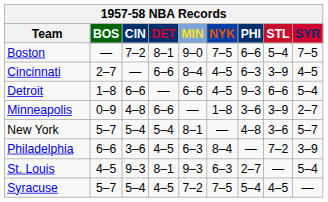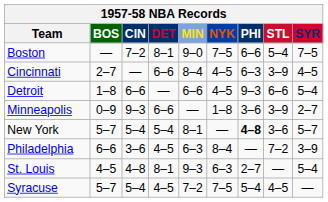(135, 110) 4–8 -> (135, 110) 9–3
(251, 130) normal -> (251, 130) bold
(135, 168) 9–3 -> (135, 168) 4–8
